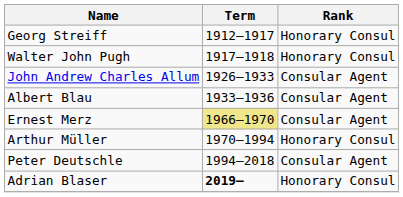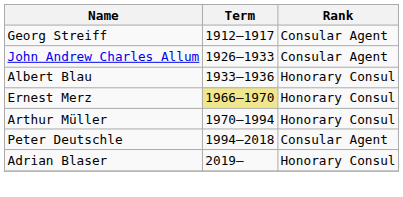(338, 36) Honorary Consul -> (334, 36) Consular Agent
- row: (69, 56)
(334, 98) Consular Agent -> (338, 77) Honorary Consul
(334, 119) Consular Agent -> (338, 98) Honorary Consul
(225, 181) bold -> (225, 160) normal
